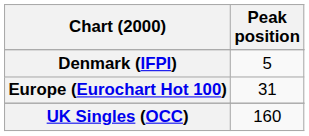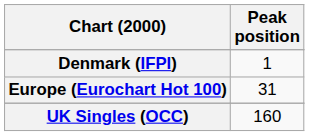(267, 63) 5 -> (267, 63) 1
